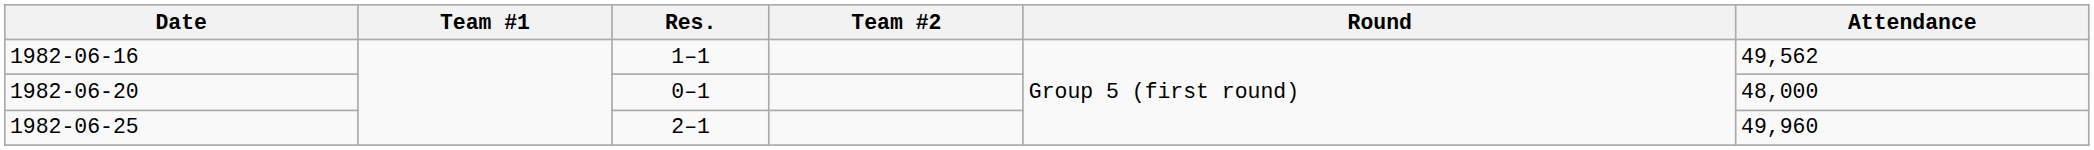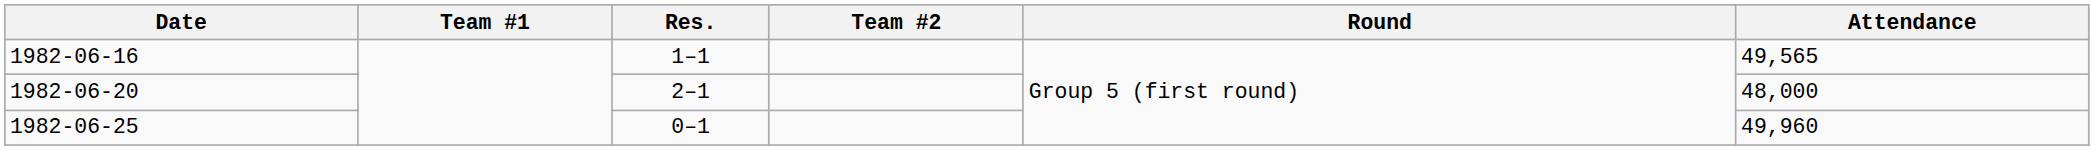(1780, 57) 49,562 -> (1780, 57) 49,565
(691, 92) 0–1 -> (691, 92) 2–1
(691, 127) 2–1 -> (691, 127) 0–1
